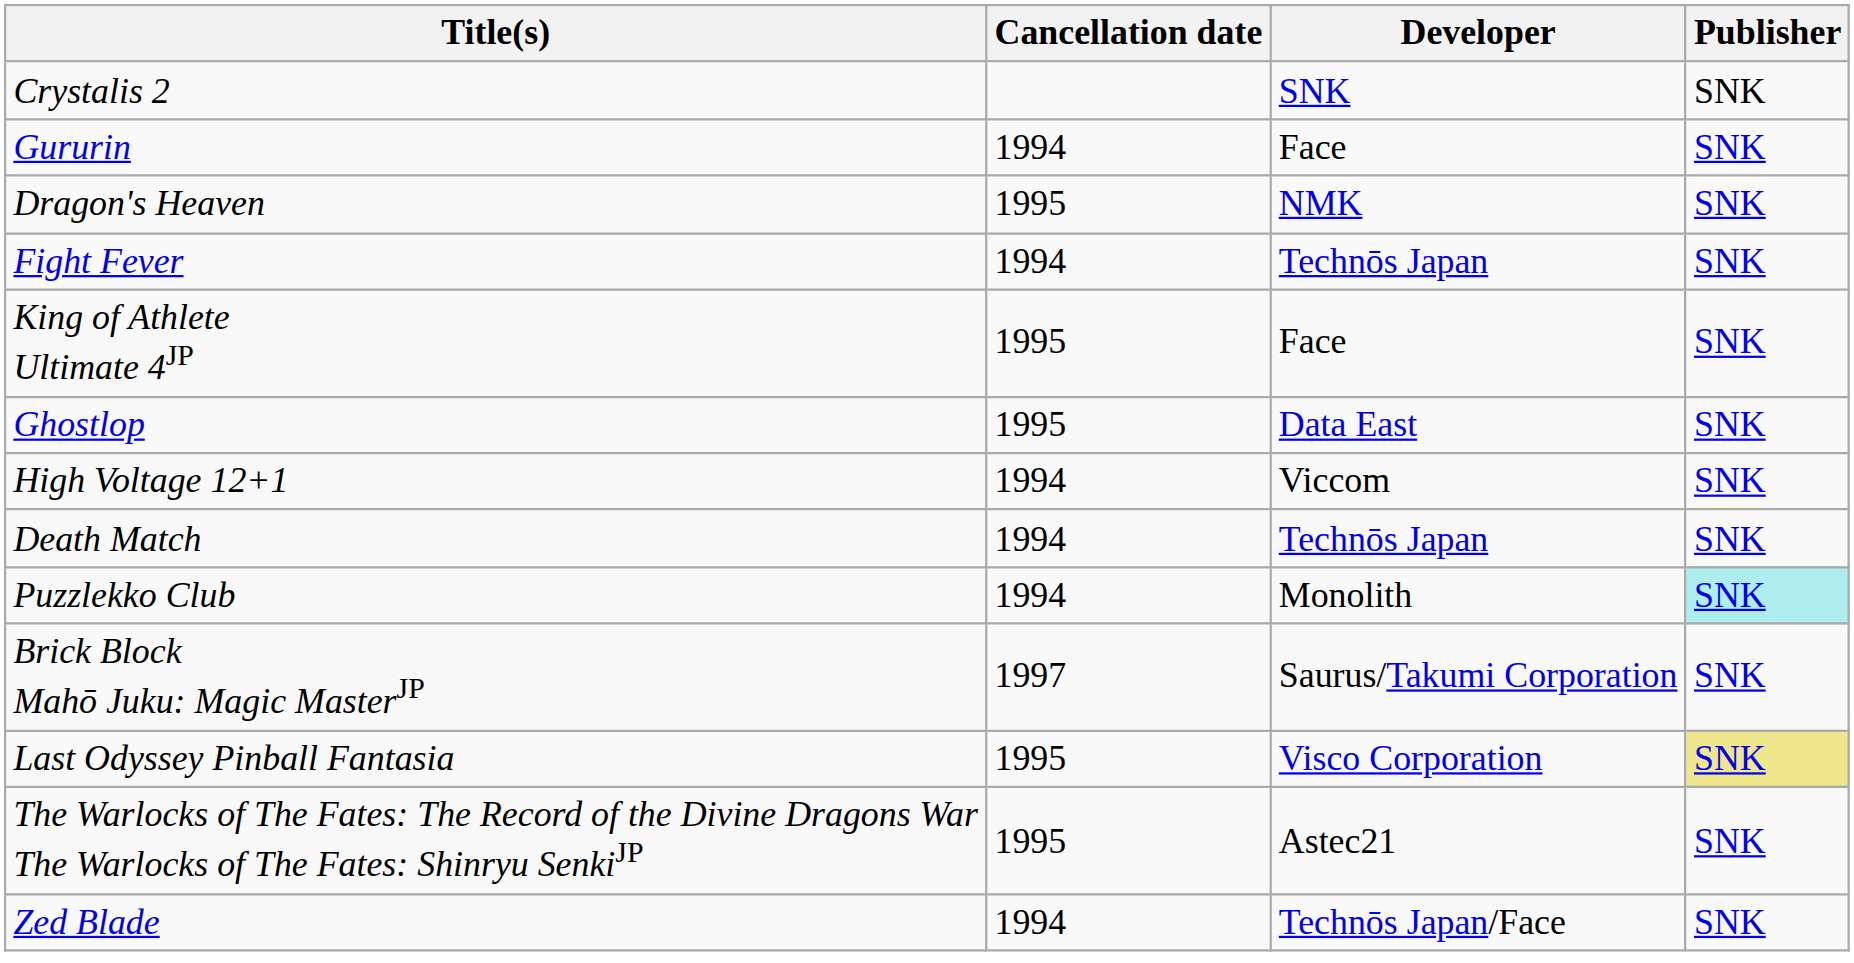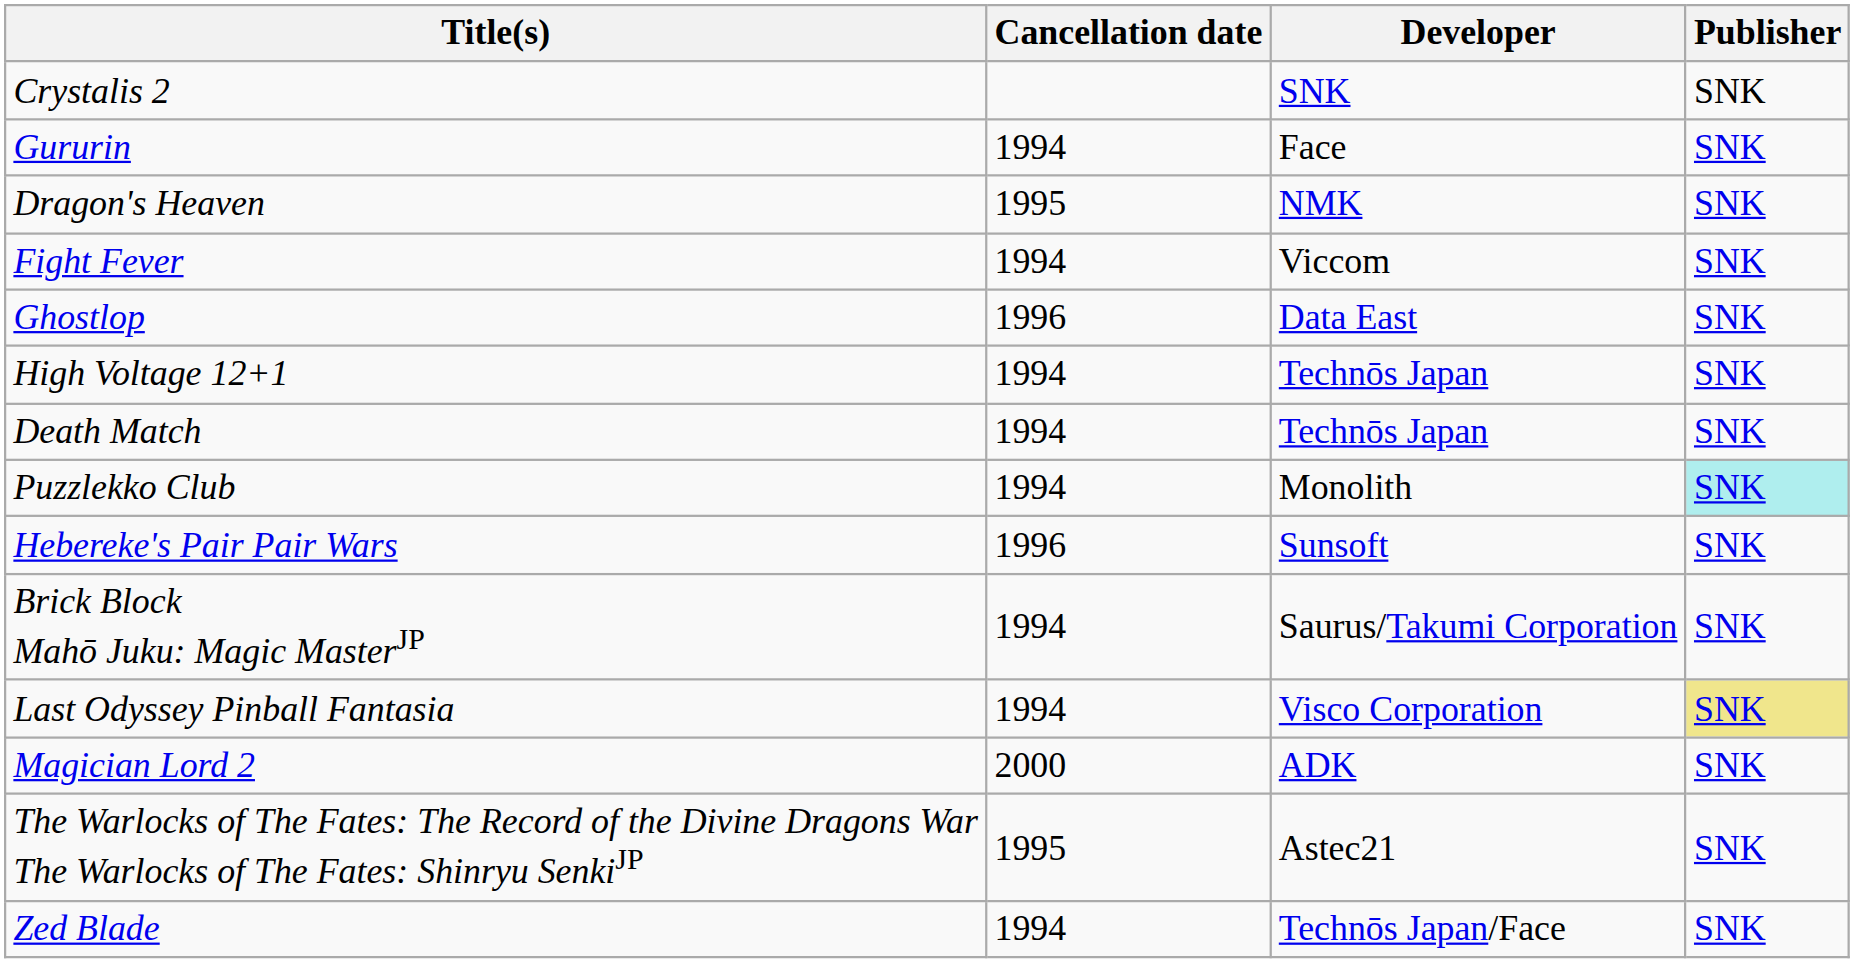(1384, 260) Technōs Japan -> (1334, 260) Viccom
- row: (122, 342)
(1030, 423) 1995 -> (1030, 317) 1996
(1334, 480) Viccom -> (1384, 373) Technōs Japan
+ row: (206, 544)
(1030, 676) 1997 -> (1030, 626) 1994
(1030, 758) 1995 -> (1030, 708) 1994
+ row: (134, 765)
